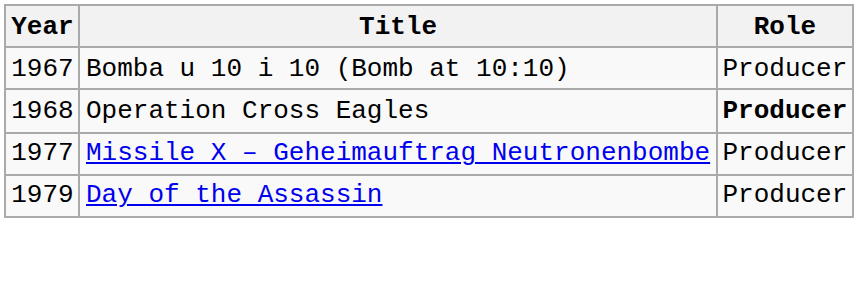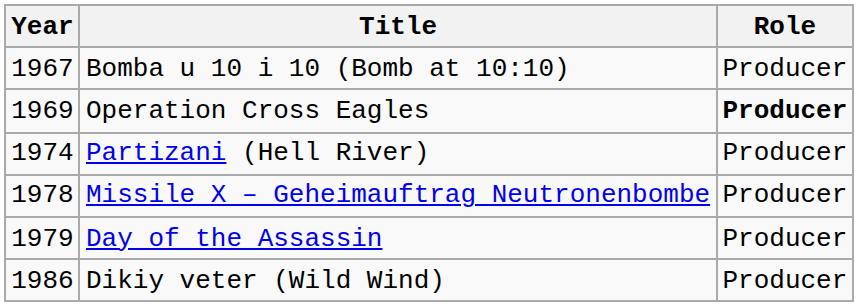(42, 111) 1968 -> (42, 111) 1969
+ row: (258, 153)
(42, 153) 1977 -> (42, 196) 1978
+ row: (265, 280)
